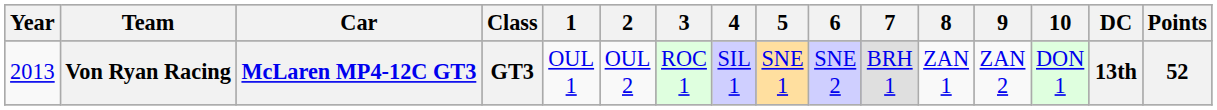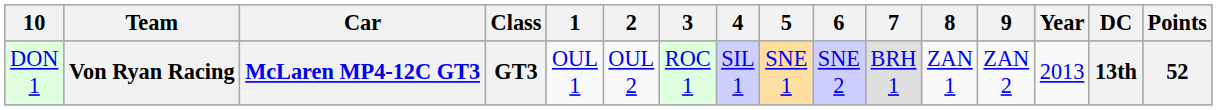columns swapped: (32, 22) <-> (1060, 22)
